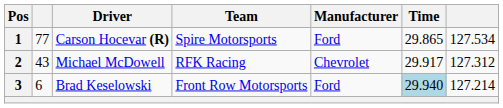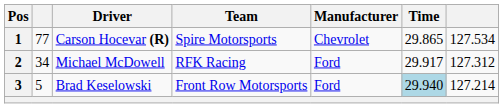(327, 39) Ford -> (341, 39) Chevrolet
(42, 62) 43 -> (42, 62) 34
(341, 62) Chevrolet -> (327, 62) Ford
(39, 85) 6 -> (39, 85) 5
